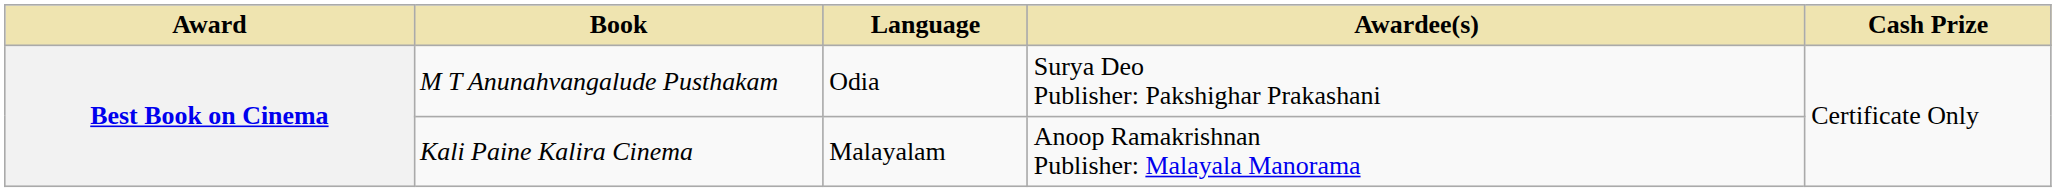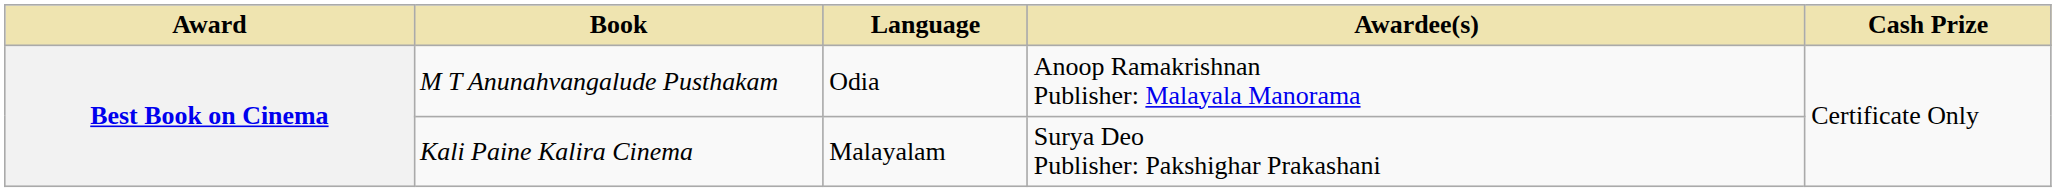(1207, 80) Surya Deo Publisher: Pakshighar Prakashani -> (1197, 80) Anoop Ramakrishnan Publisher: Malayala Manorama
(1197, 151) Anoop Ramakrishnan Publisher: Malayala Manorama -> (1207, 151) Surya Deo Publisher: Pakshighar Prakashani
